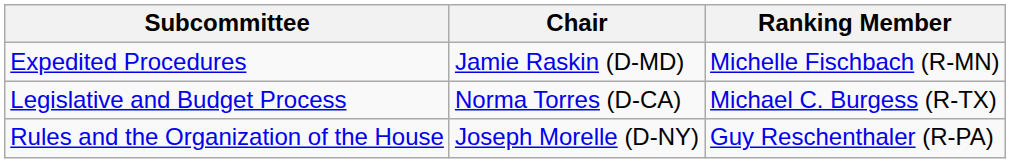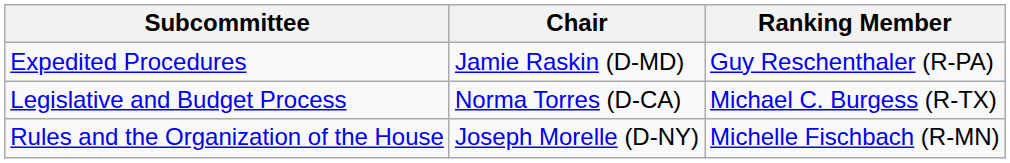(855, 61) Michelle Fischbach (R-MN) -> (852, 61) Guy Reschenthaler (R-PA)
(852, 137) Guy Reschenthaler (R-PA) -> (855, 137) Michelle Fischbach (R-MN)
